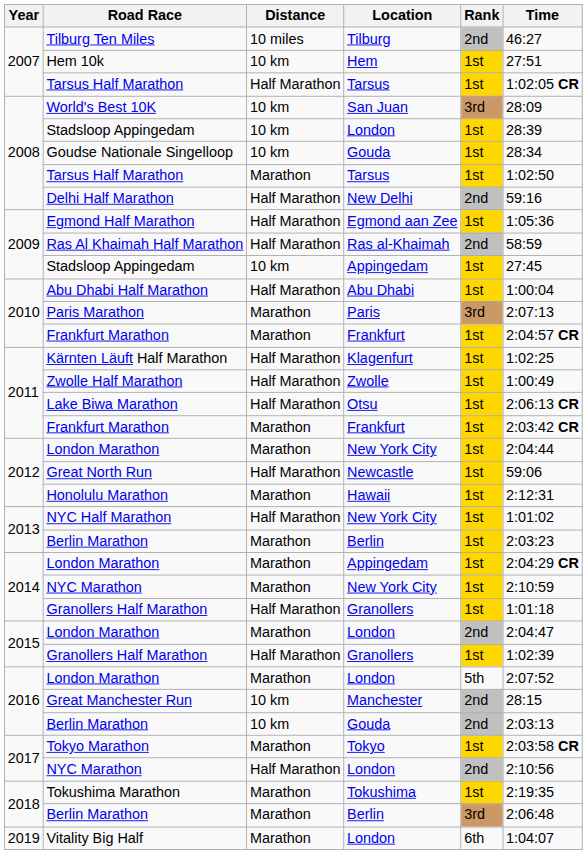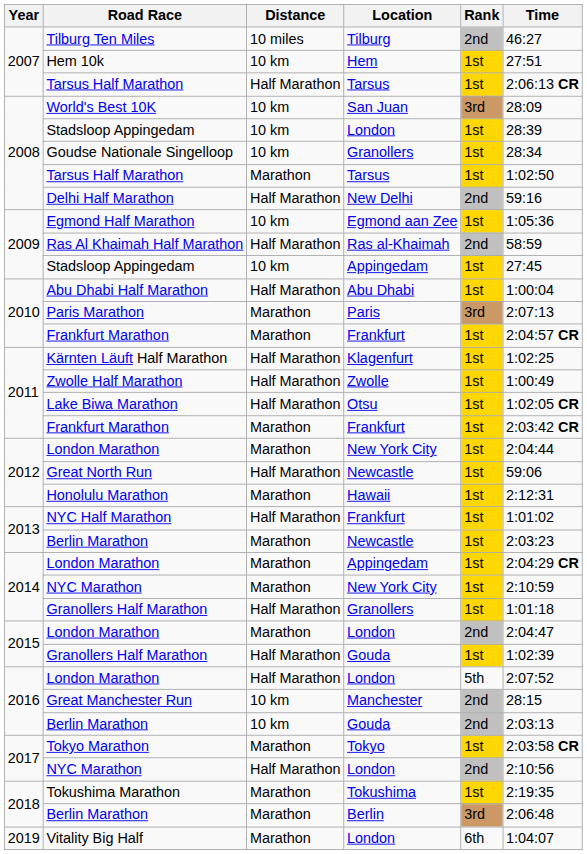(542, 84) 1:02:05 CR -> (542, 84) 2:06:13 CR
(369, 152) Gouda -> (380, 152) Granollers
(295, 221) Half Marathon -> (270, 221) 10 km
(542, 404) 2:06:13 CR -> (542, 404) 1:02:05 CR
(392, 518) New York City -> (376, 518) Frankfurt
(365, 541) Berlin -> (380, 541) Newcastle
(380, 655) Granollers -> (369, 655) Gouda
(280, 678) Marathon -> (295, 678) Half Marathon
